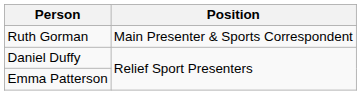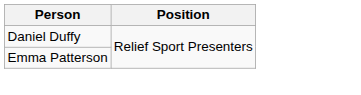- row: (48, 36)
